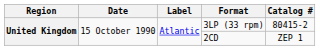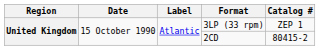(290, 25) 80415-2 -> (290, 25) ZEP 1
(290, 38) ZEP 1 -> (290, 38) 80415-2
